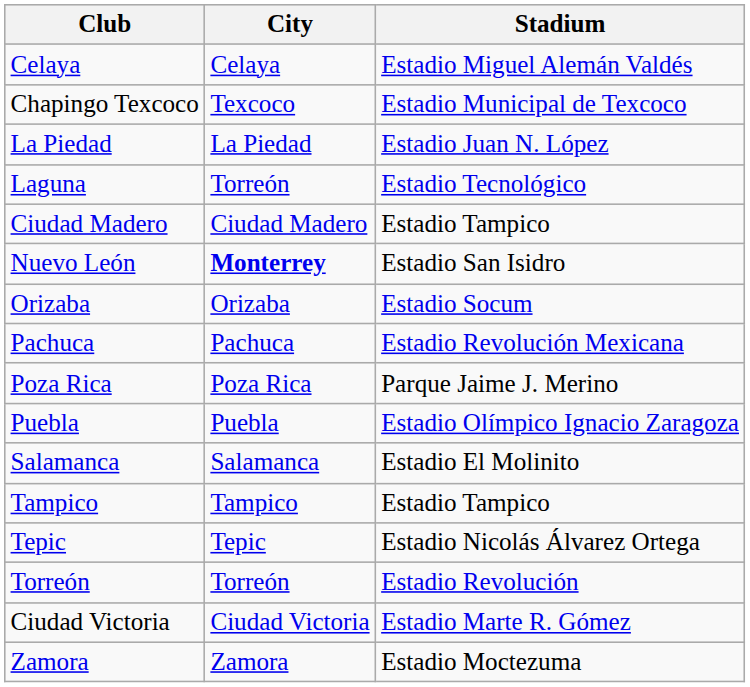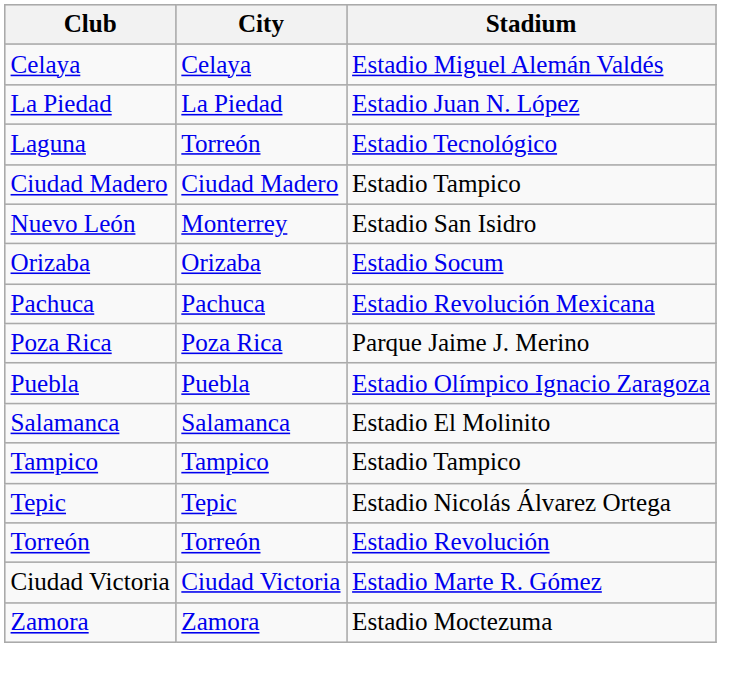- row: (105, 104)
(268, 263) bold -> (234, 223) normal
